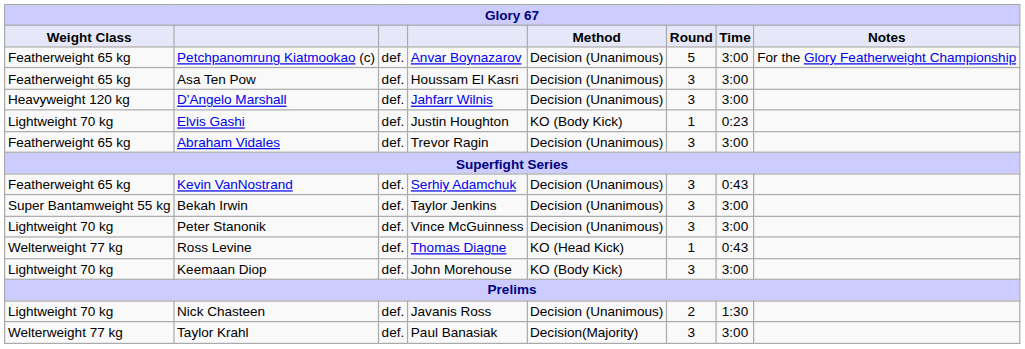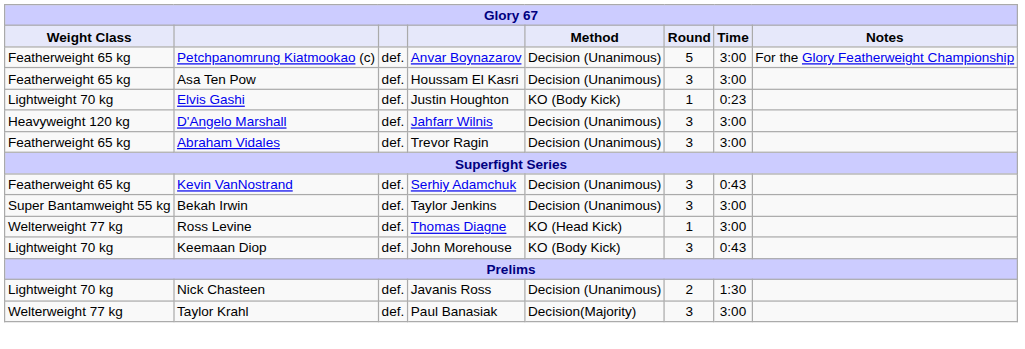rows swapped: (232, 100) <-> (211, 121)
- row: (221, 227)
(735, 248) 0:43 -> (733, 227) 3:00
(735, 269) 3:00 -> (733, 248) 0:43
